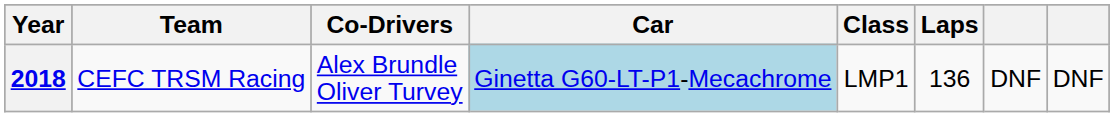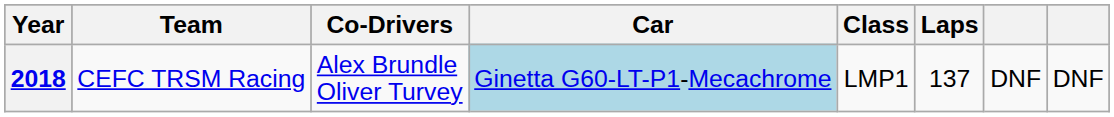(950, 78) 136 -> (950, 78) 137
